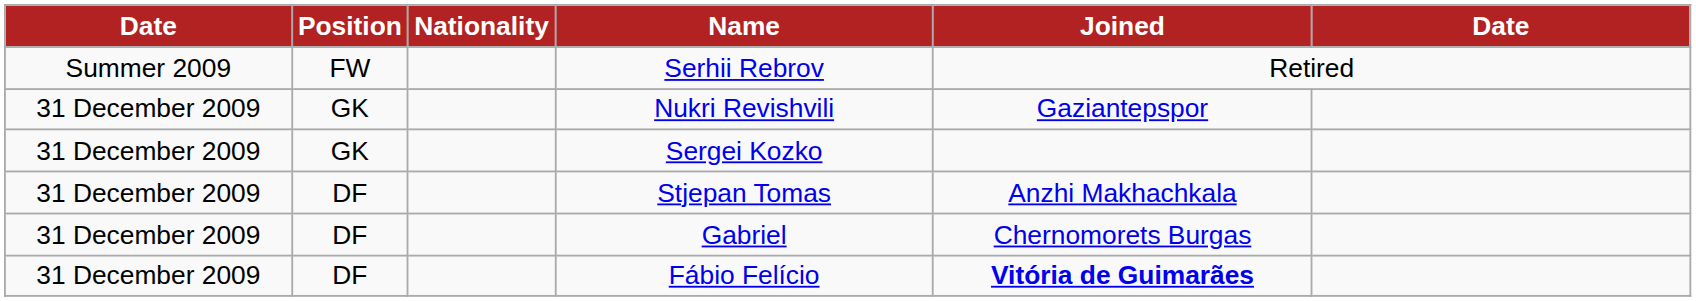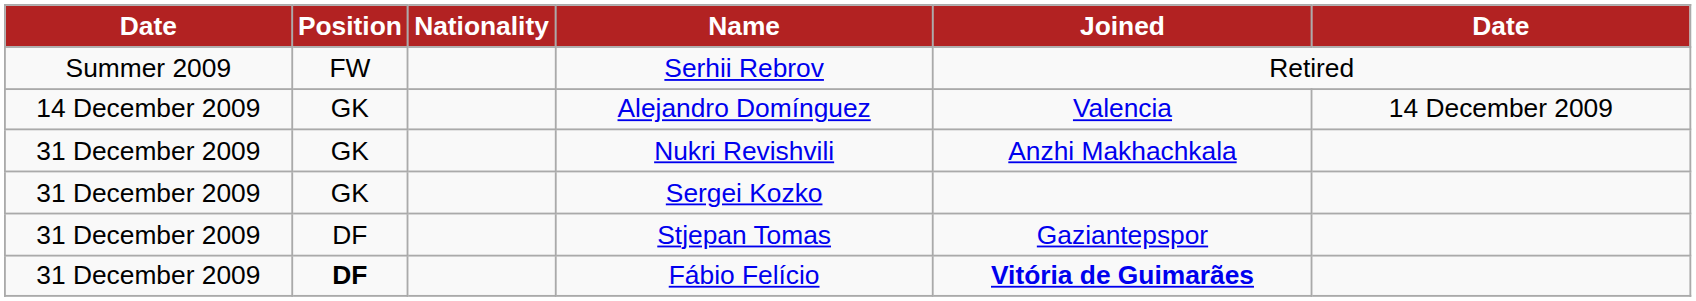+ row: (744, 109)
(1122, 109) Gaziantepspor -> (1122, 151) Anzhi Makhachkala
(1122, 193) Anzhi Makhachkala -> (1122, 234) Gaziantepspor
- row: (744, 234)
(350, 276) normal -> (350, 276) bold
